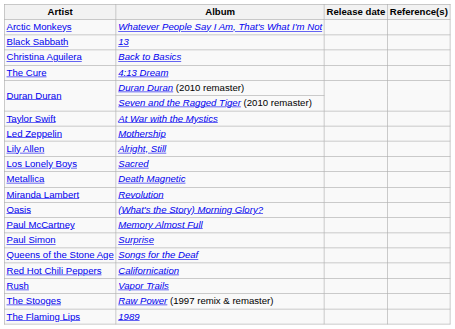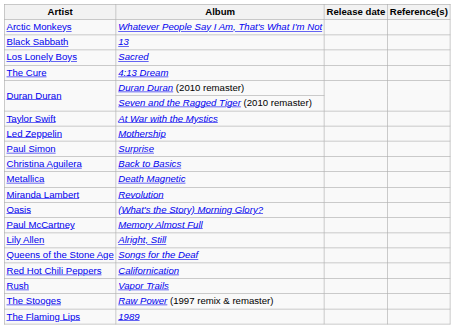rows swapped: (150, 57) <-> (133, 164)
rows swapped: (142, 149) <-> (136, 240)
